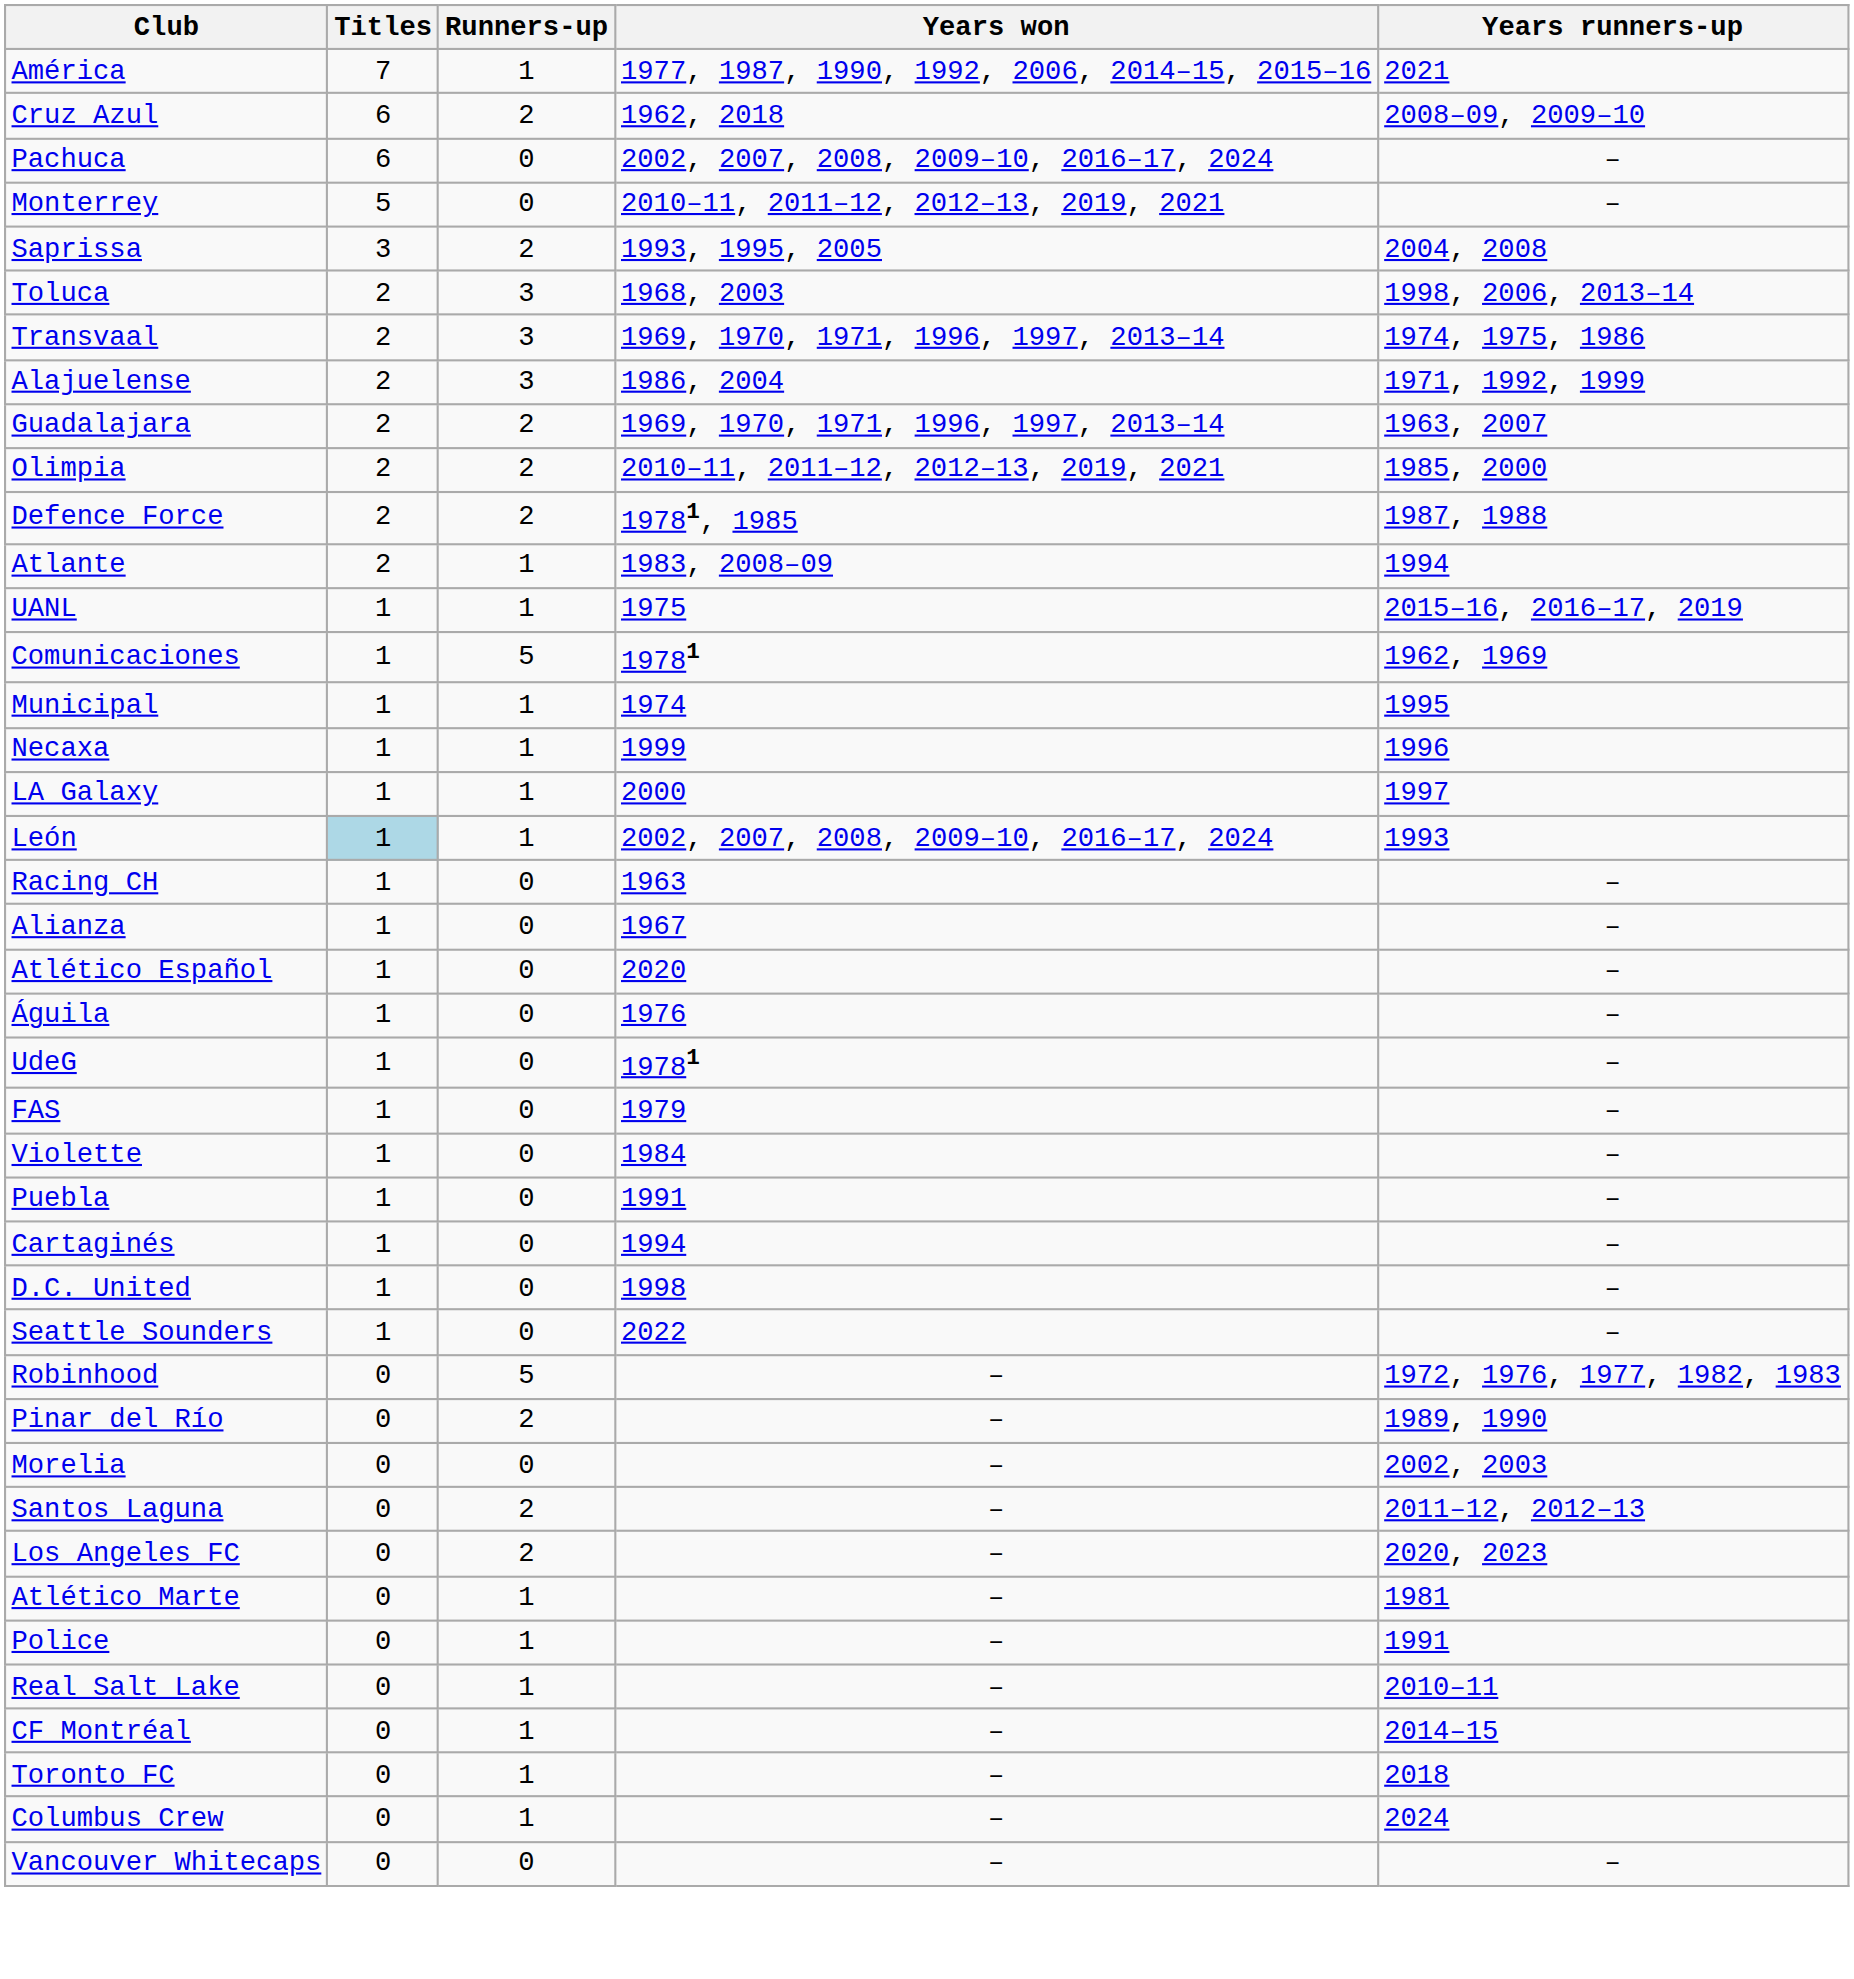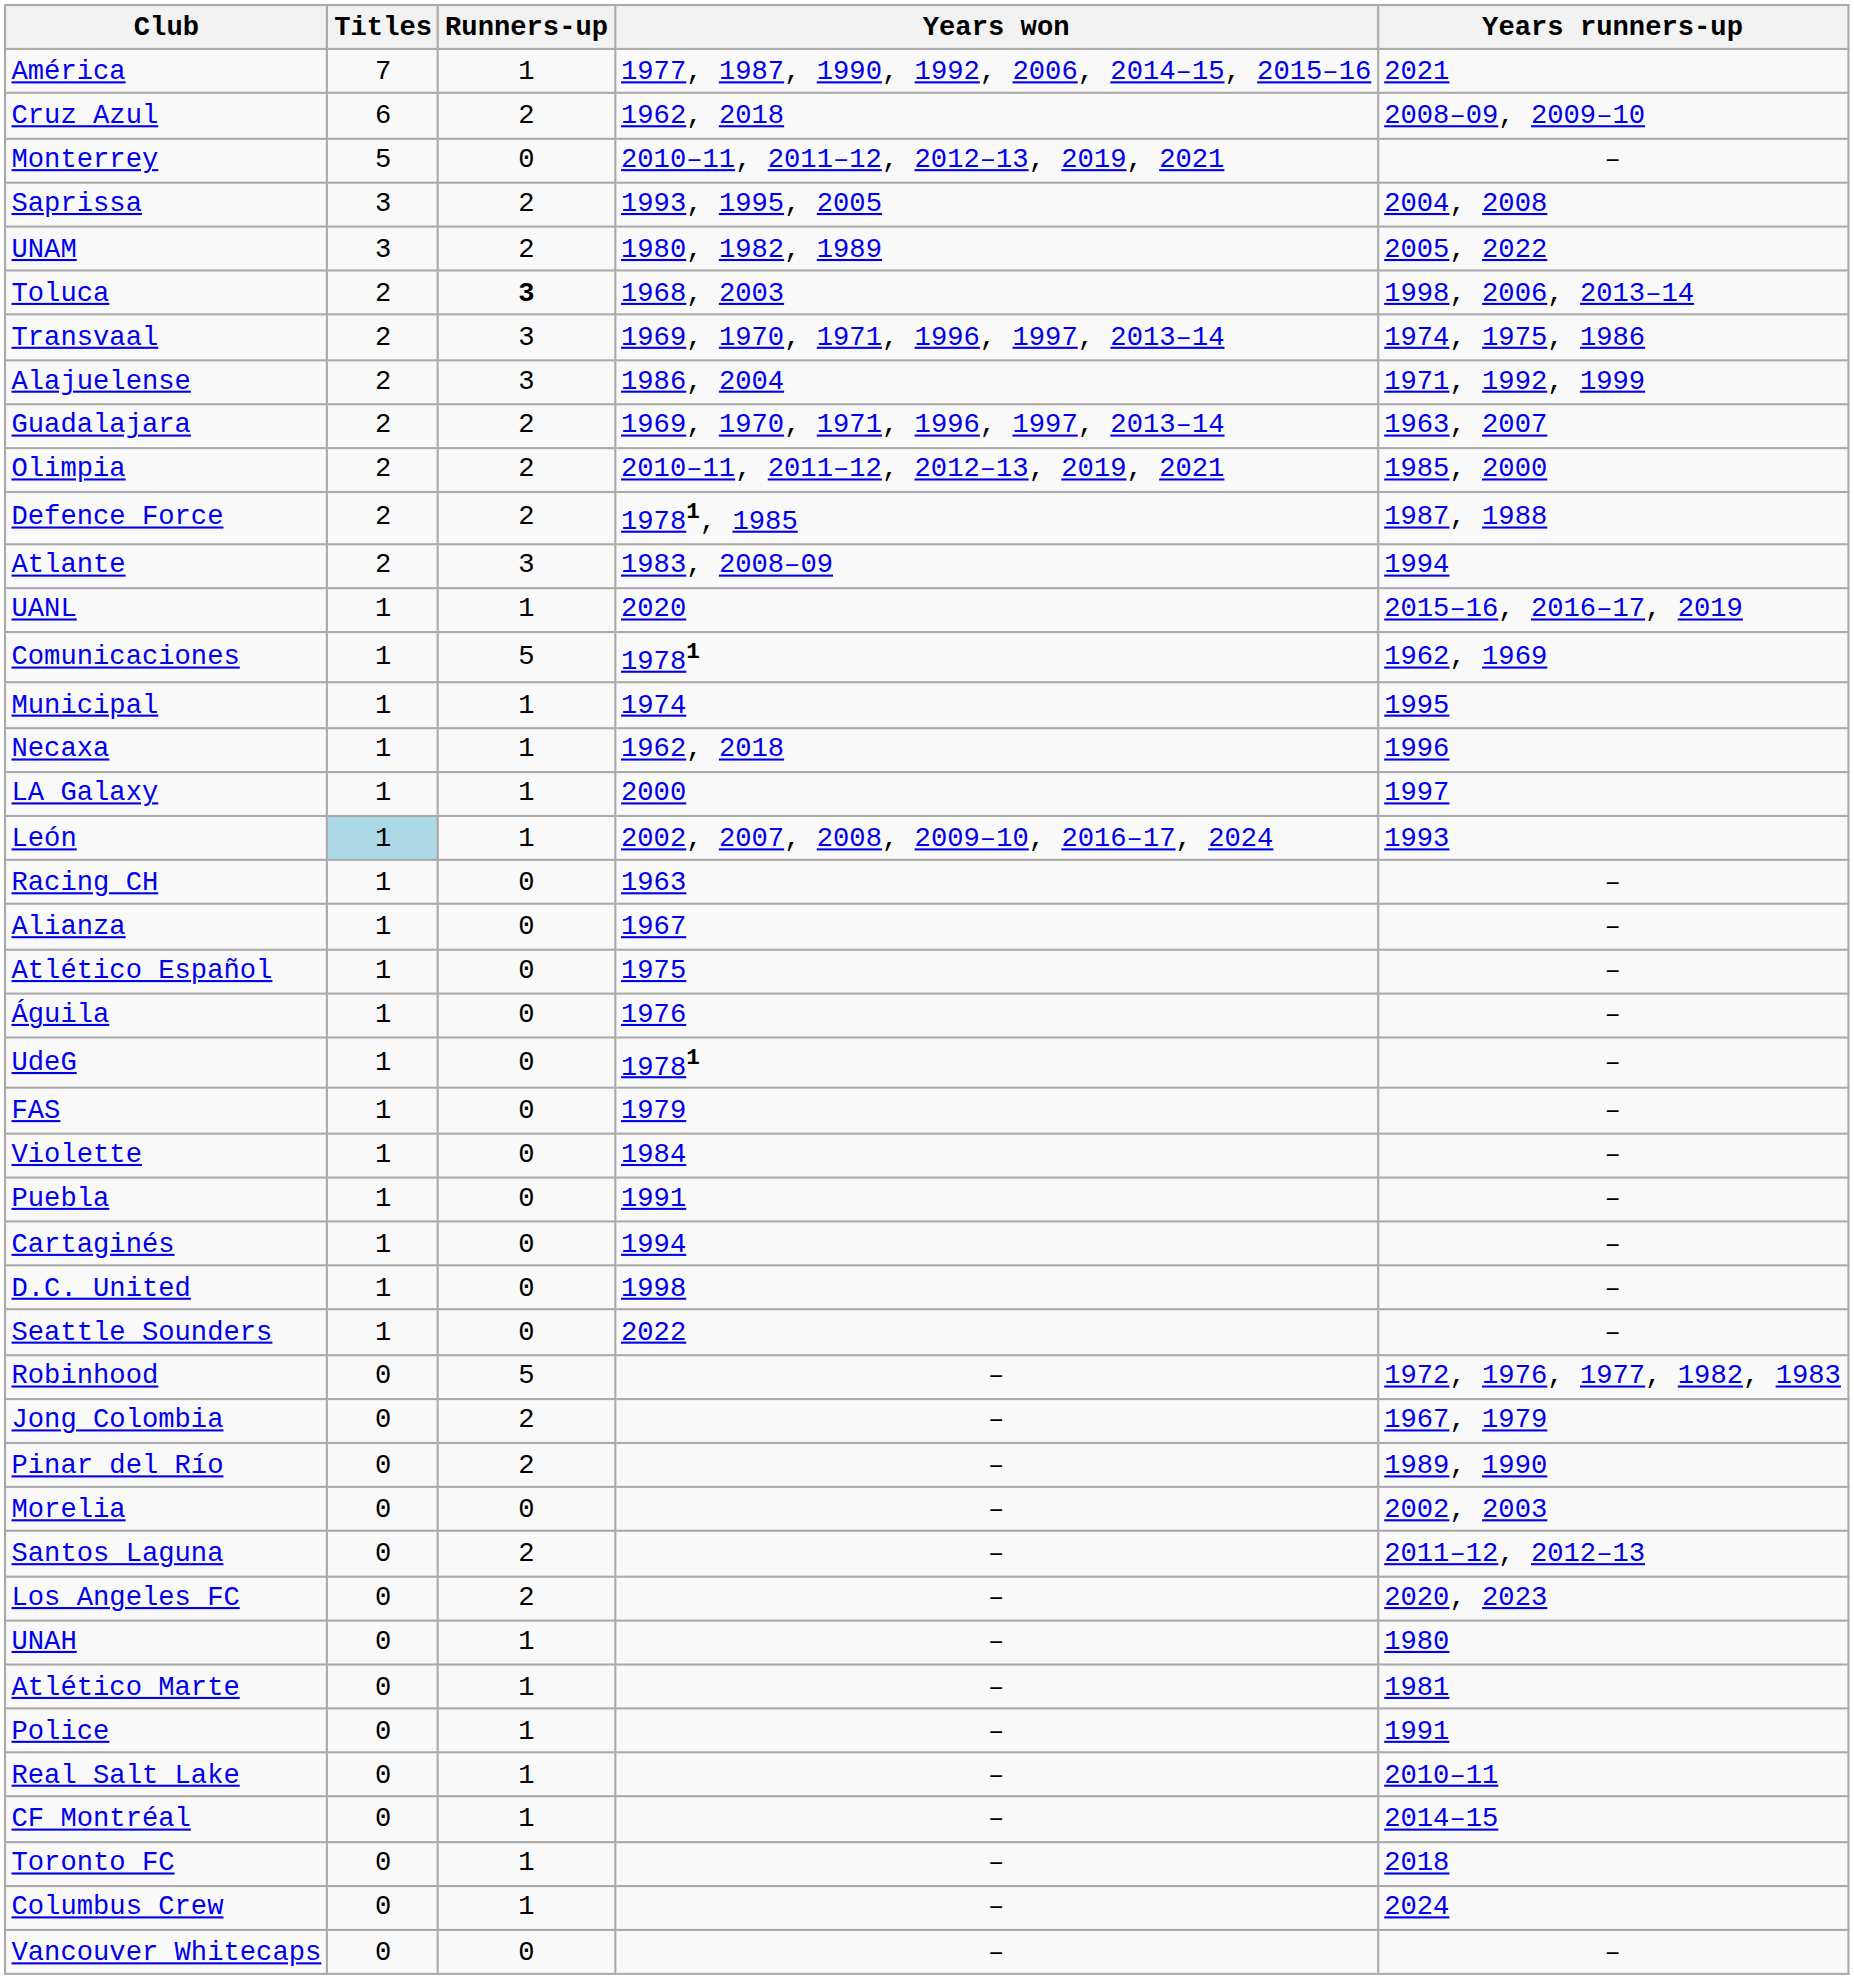- row: (69, 160)
+ row: (44, 249)
(527, 293) normal -> (527, 293) bold
(527, 566) 1 -> (527, 566) 3
(654, 610) 1975 -> (654, 610) 2020
(654, 750) 1999 -> (703, 750) 1962, 2018
(654, 971) 2020 -> (654, 971) 1975
+ row: (117, 1421)
+ row: (44, 1642)
